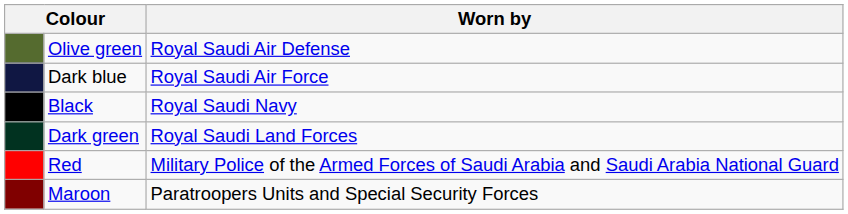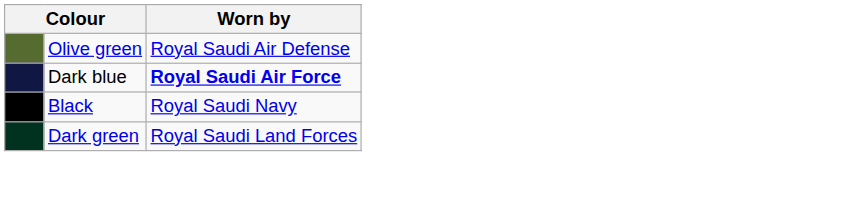(240, 77) normal -> (246, 77) bold
- row: (65, 164)
- row: (79, 194)
